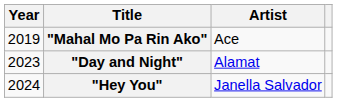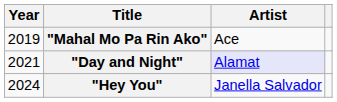(24, 62) 2023 -> (24, 62) 2021
(237, 62) no background -> (237, 62) lavender background
